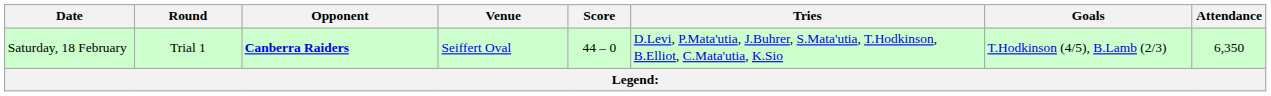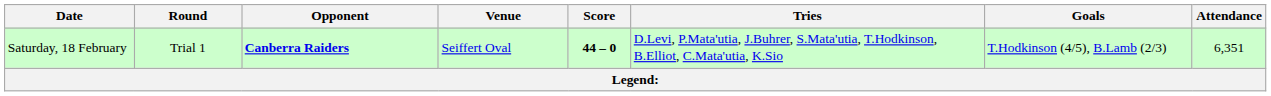(599, 47) normal -> (599, 47) bold
(1229, 47) 6,350 -> (1229, 47) 6,351
